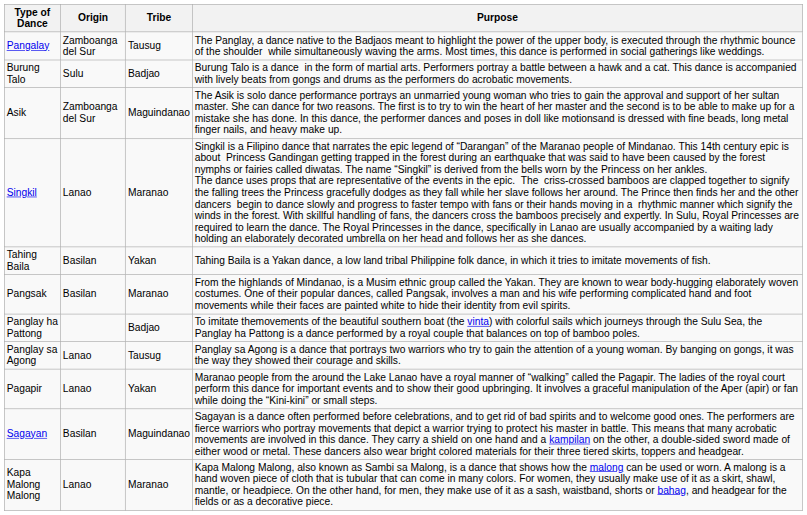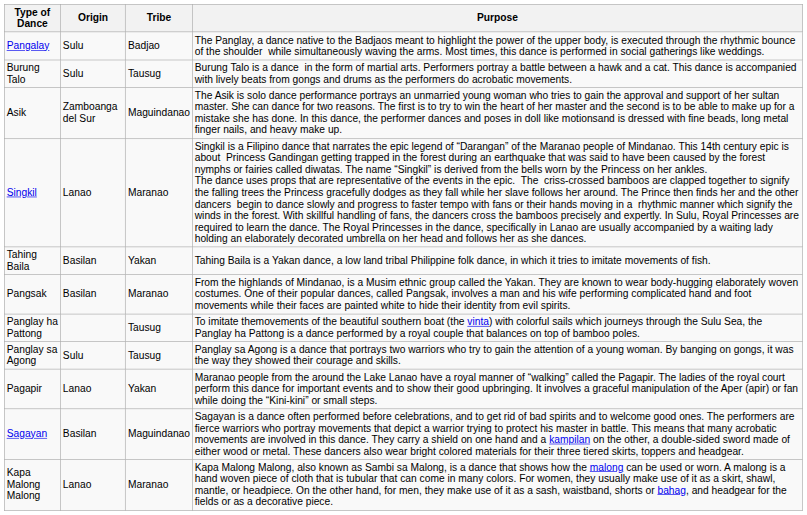(90, 46) Zamboanga del Sur -> (73, 46) Sulu
(144, 46) Tausug -> (144, 46) Badjao
(144, 73) Badjao -> (144, 73) Tausug
(144, 327) Badjao -> (144, 327) Tausug
(77, 355) Lanao -> (73, 355) Sulu
